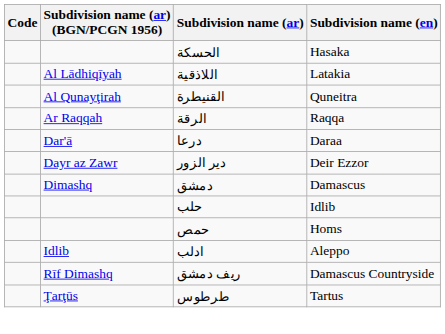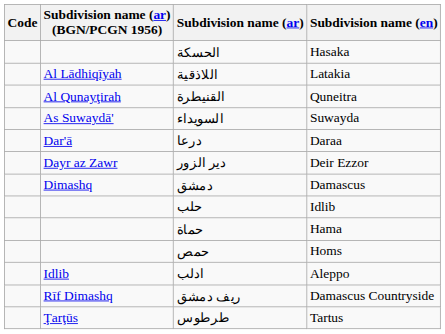- row: (191, 118)
+ row: (200, 118)
+ row: (190, 229)
